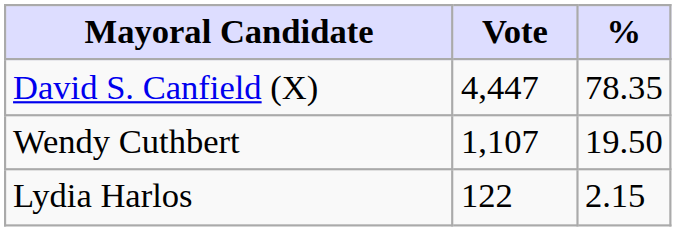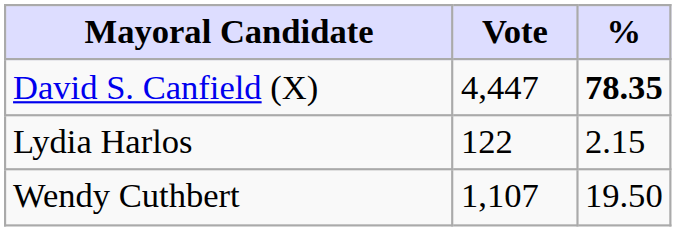(624, 86) normal -> (624, 86) bold
rows swapped: (126, 141) <-> (103, 196)
